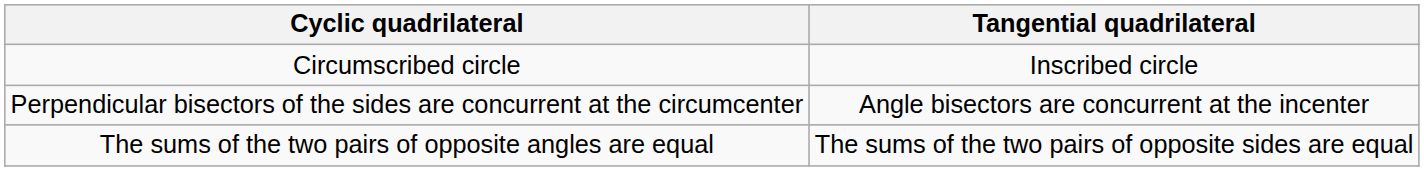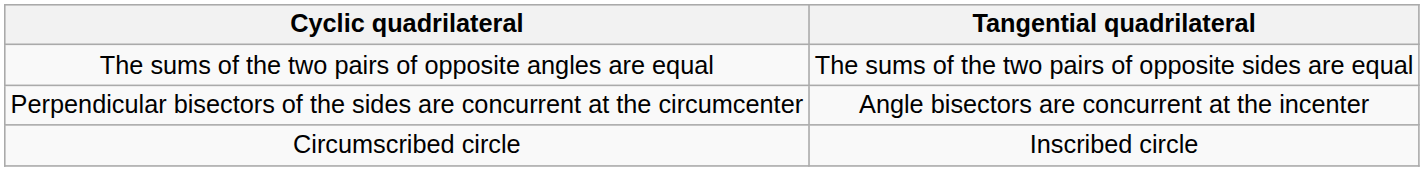rows swapped: (407, 64) <-> (407, 144)
